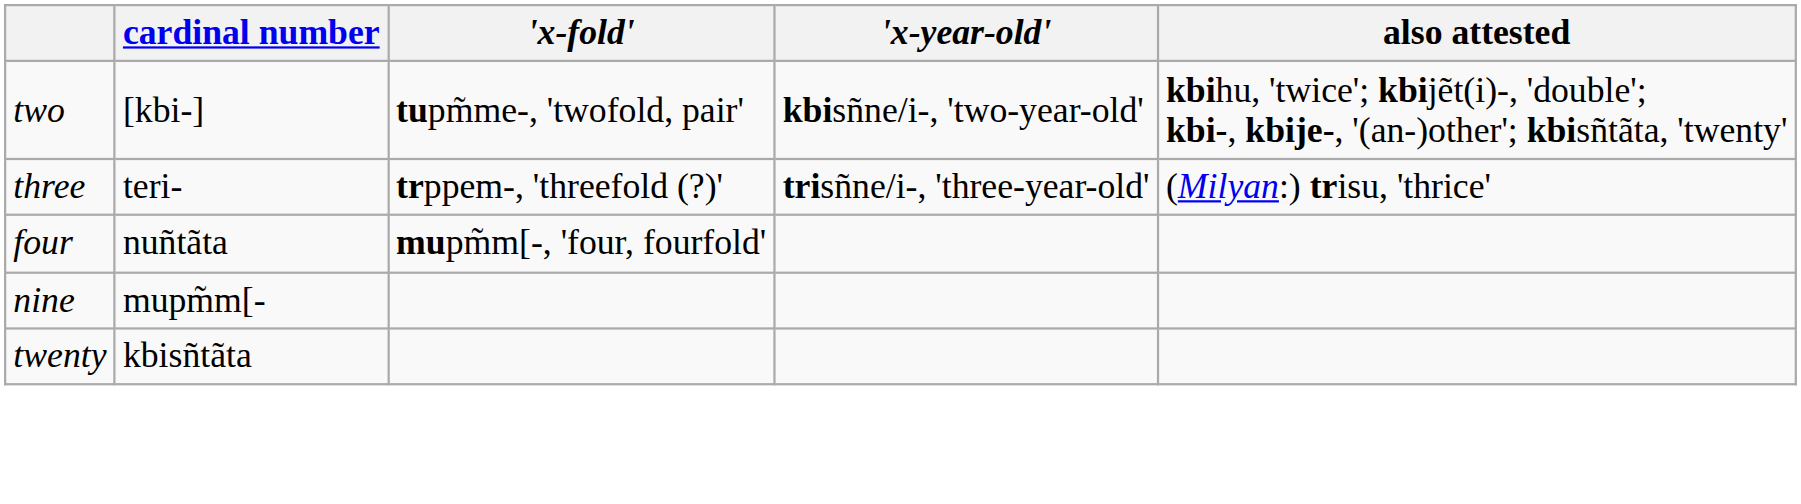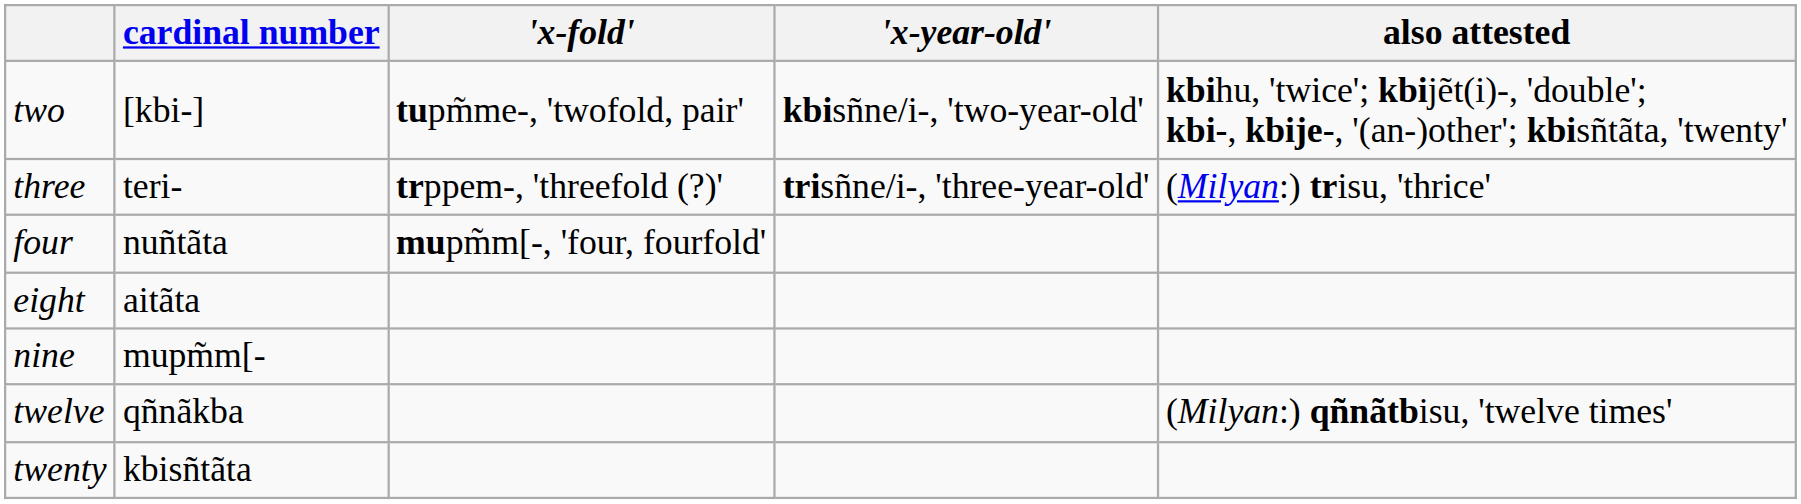+ row: (49, 299)
+ row: (59, 412)
